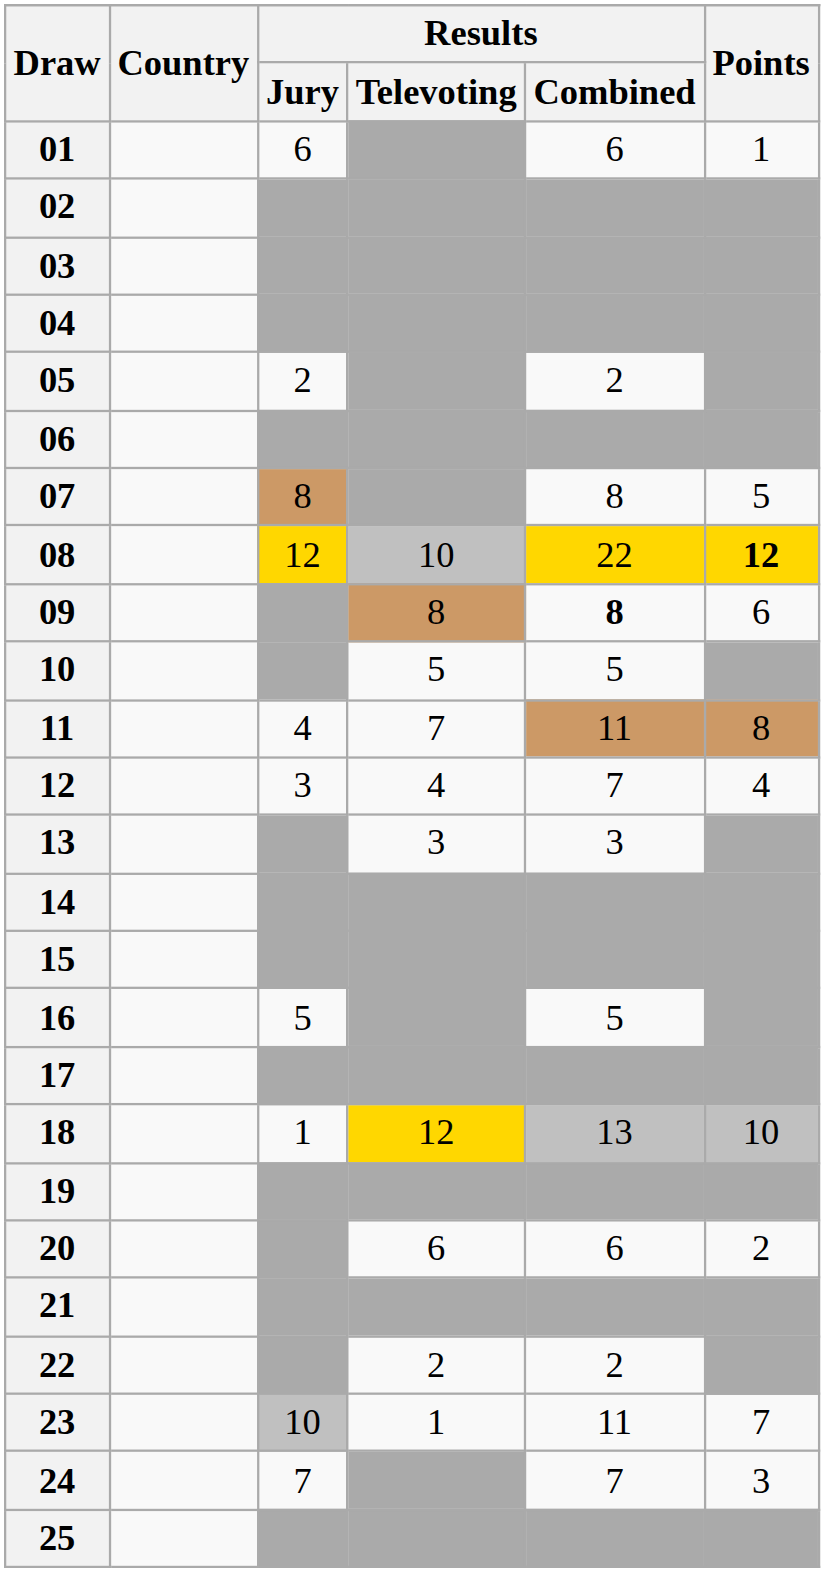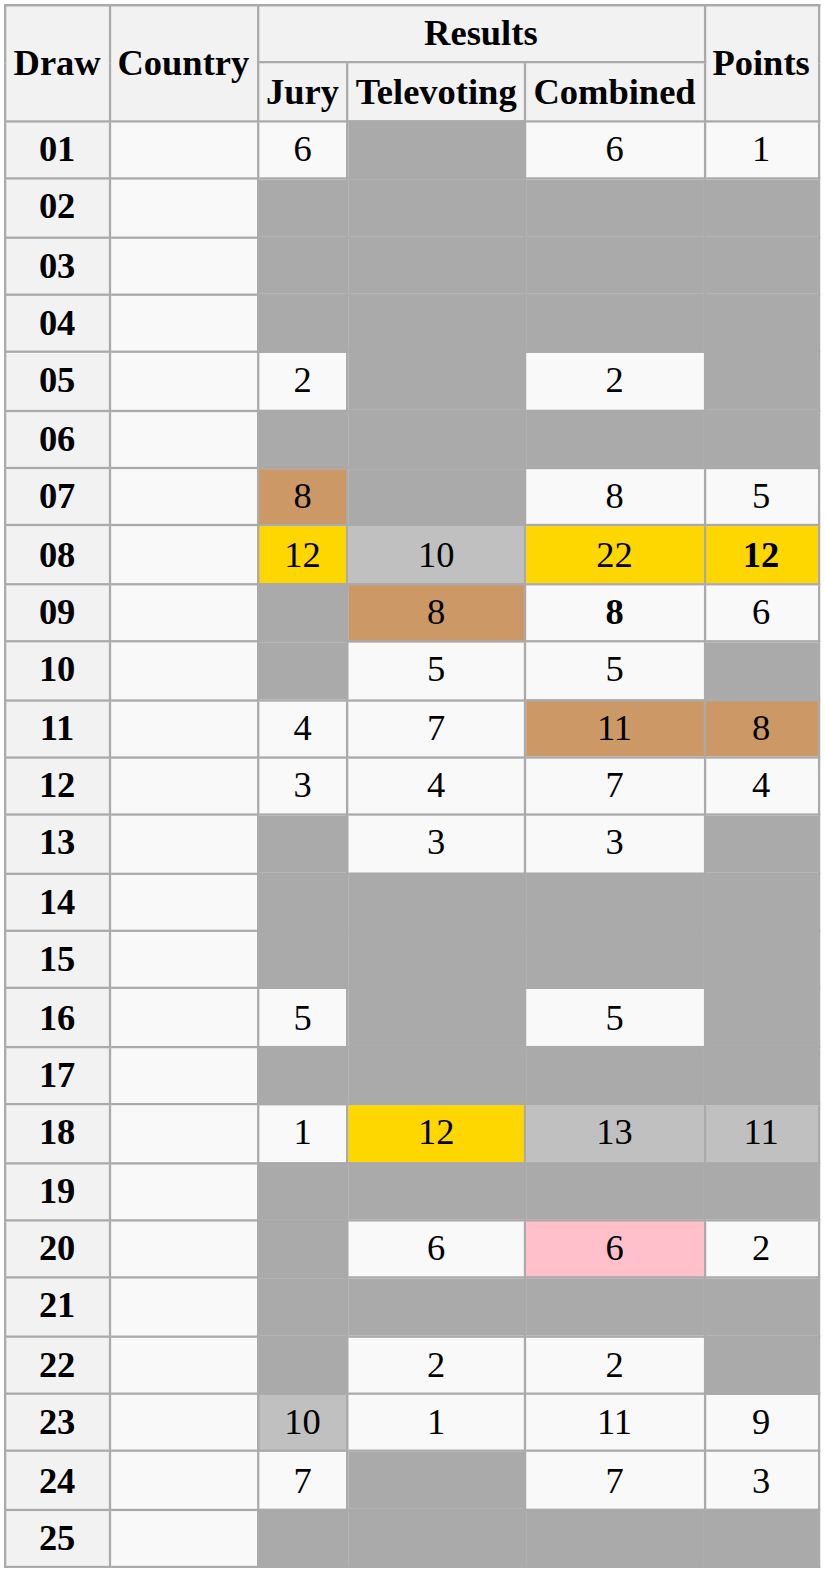(761, 1132) 10 -> (761, 1132) 11
(615, 1248) no background -> (615, 1248) pink background
(761, 1421) 7 -> (761, 1421) 9
